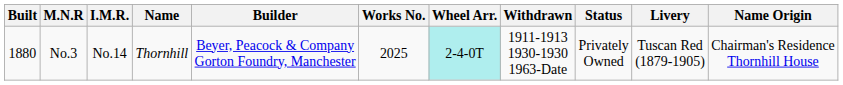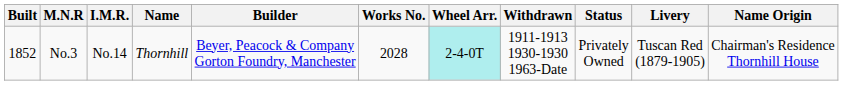(22, 53) 1880 -> (22, 53) 1852
(394, 53) 2025 -> (394, 53) 2028
